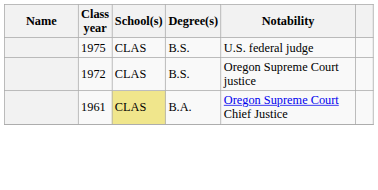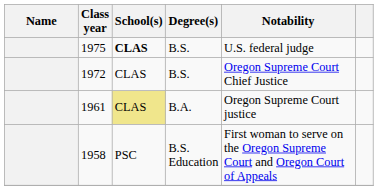(131, 47) normal -> (131, 47) bold
(281, 74) Oregon Supreme Court justice -> (282, 74) Oregon Supreme Court Chief Justice
(281, 107) Oregon Supreme Court Chief Justice -> (282, 107) Oregon Supreme Court justice
+ row: (93, 154)
